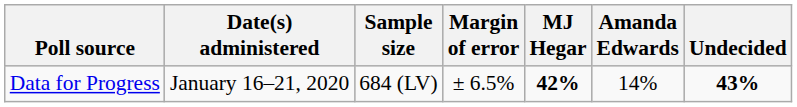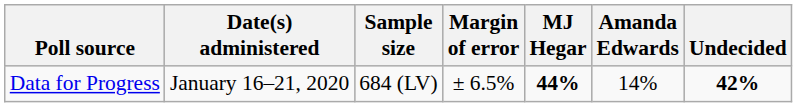(558, 83) 42% -> (558, 83) 44%
(738, 83) 43% -> (738, 83) 42%
